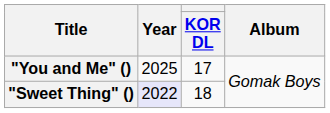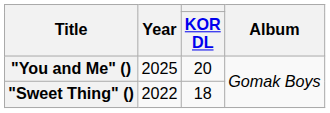(203, 68) 17 -> (203, 68) 20
(159, 94) lavender background -> (159, 94) no background
